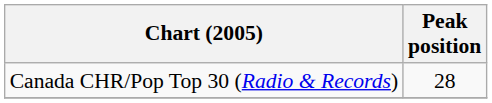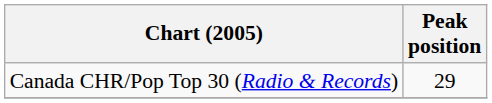(445, 80) 28 -> (445, 80) 29
